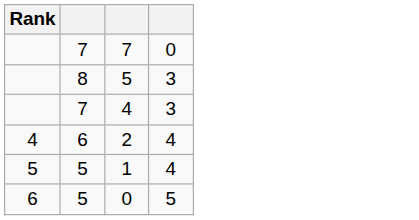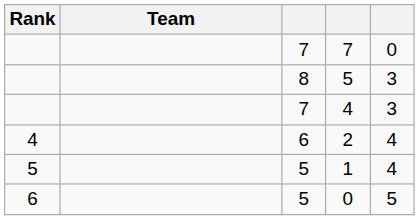+ column: (171, 19)
